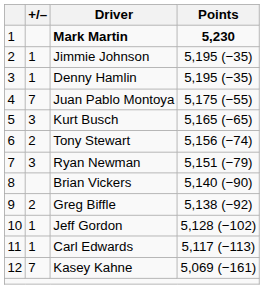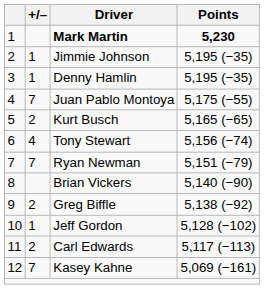(32, 120) 3 -> (32, 120) 2
(32, 141) 2 -> (32, 141) 4
(32, 162) 3 -> (32, 162) 7
(32, 246) 1 -> (32, 246) 2
